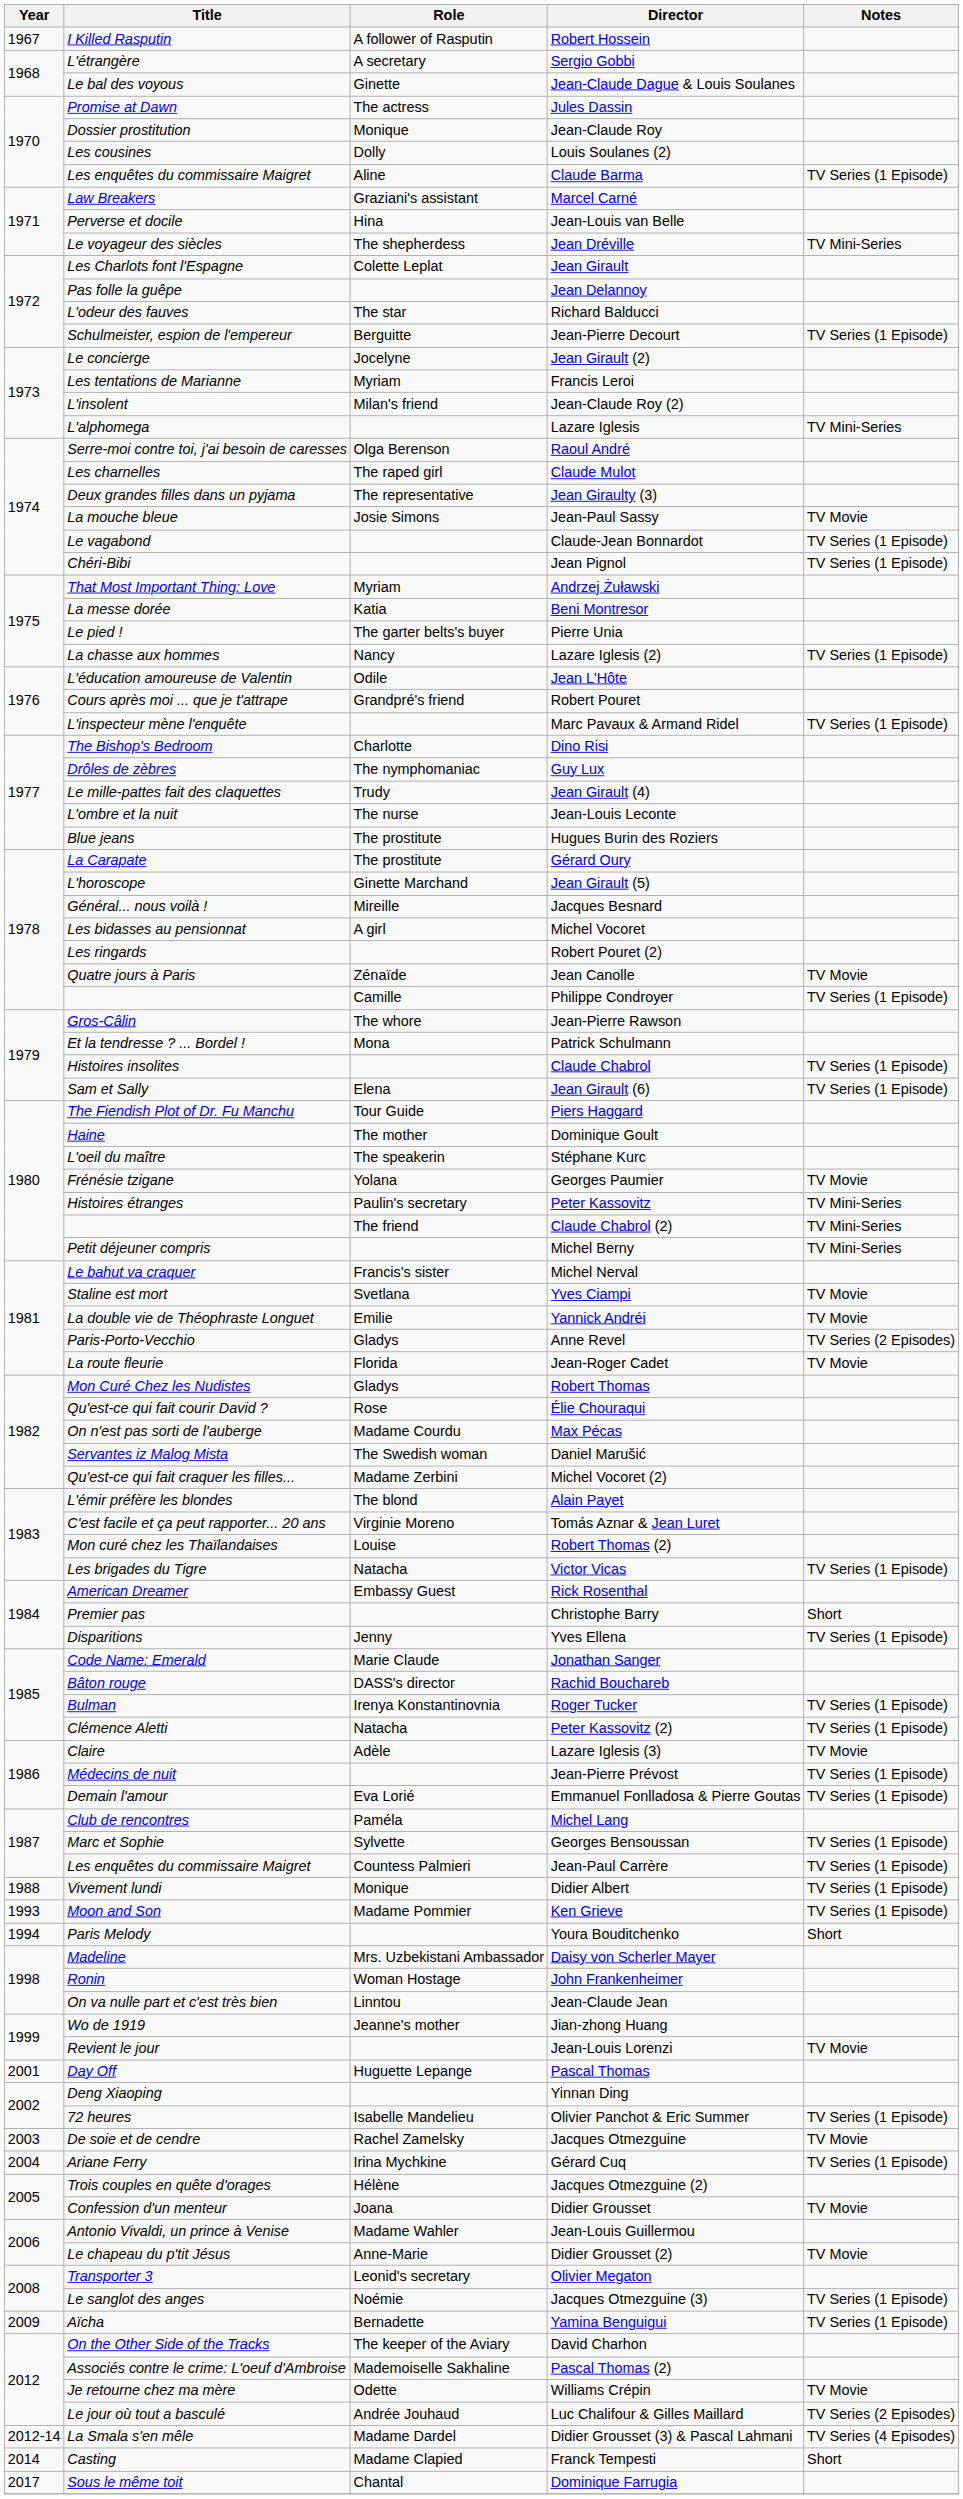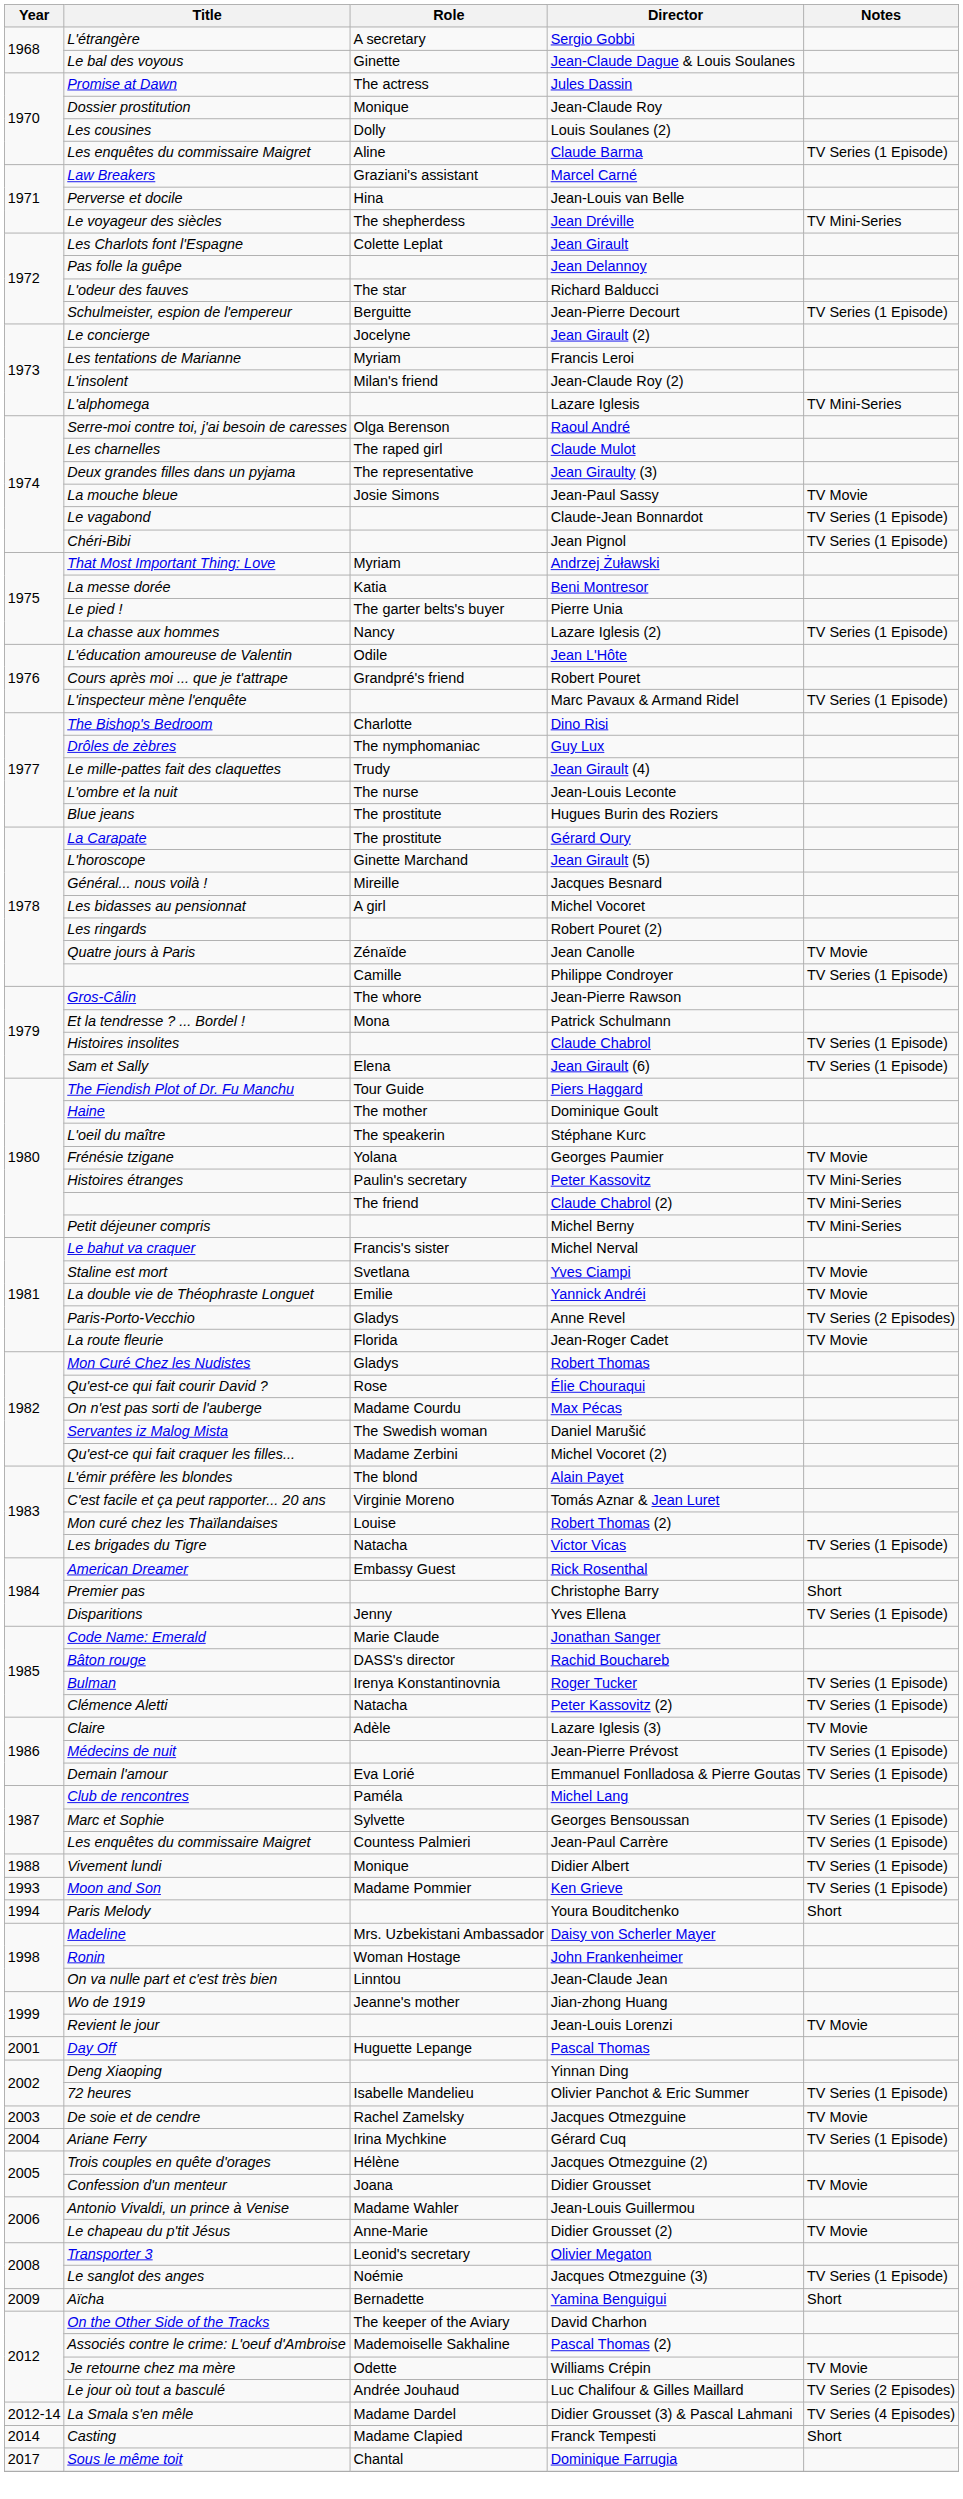- row: (600, 38)
(877, 2322) TV Series (1 Episode) -> (824, 2299) Short
